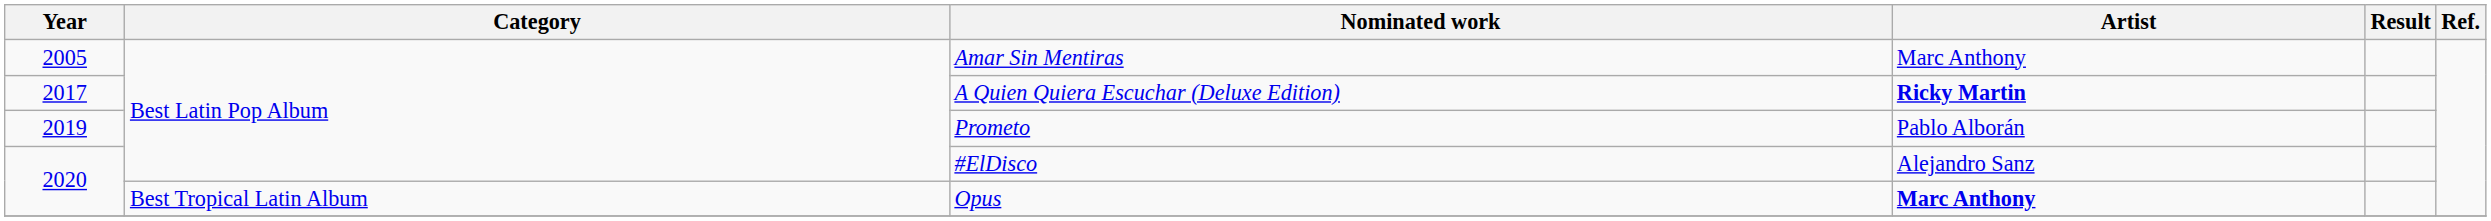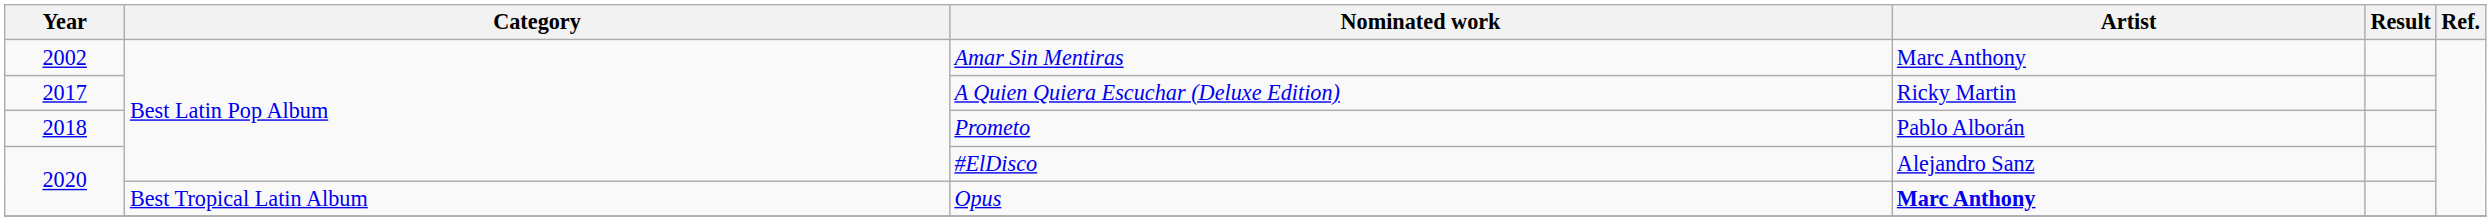(65, 57) 2005 -> (65, 57) 2002
(1961, 92) bold -> (1956, 92) normal
(65, 127) 2019 -> (65, 127) 2018
